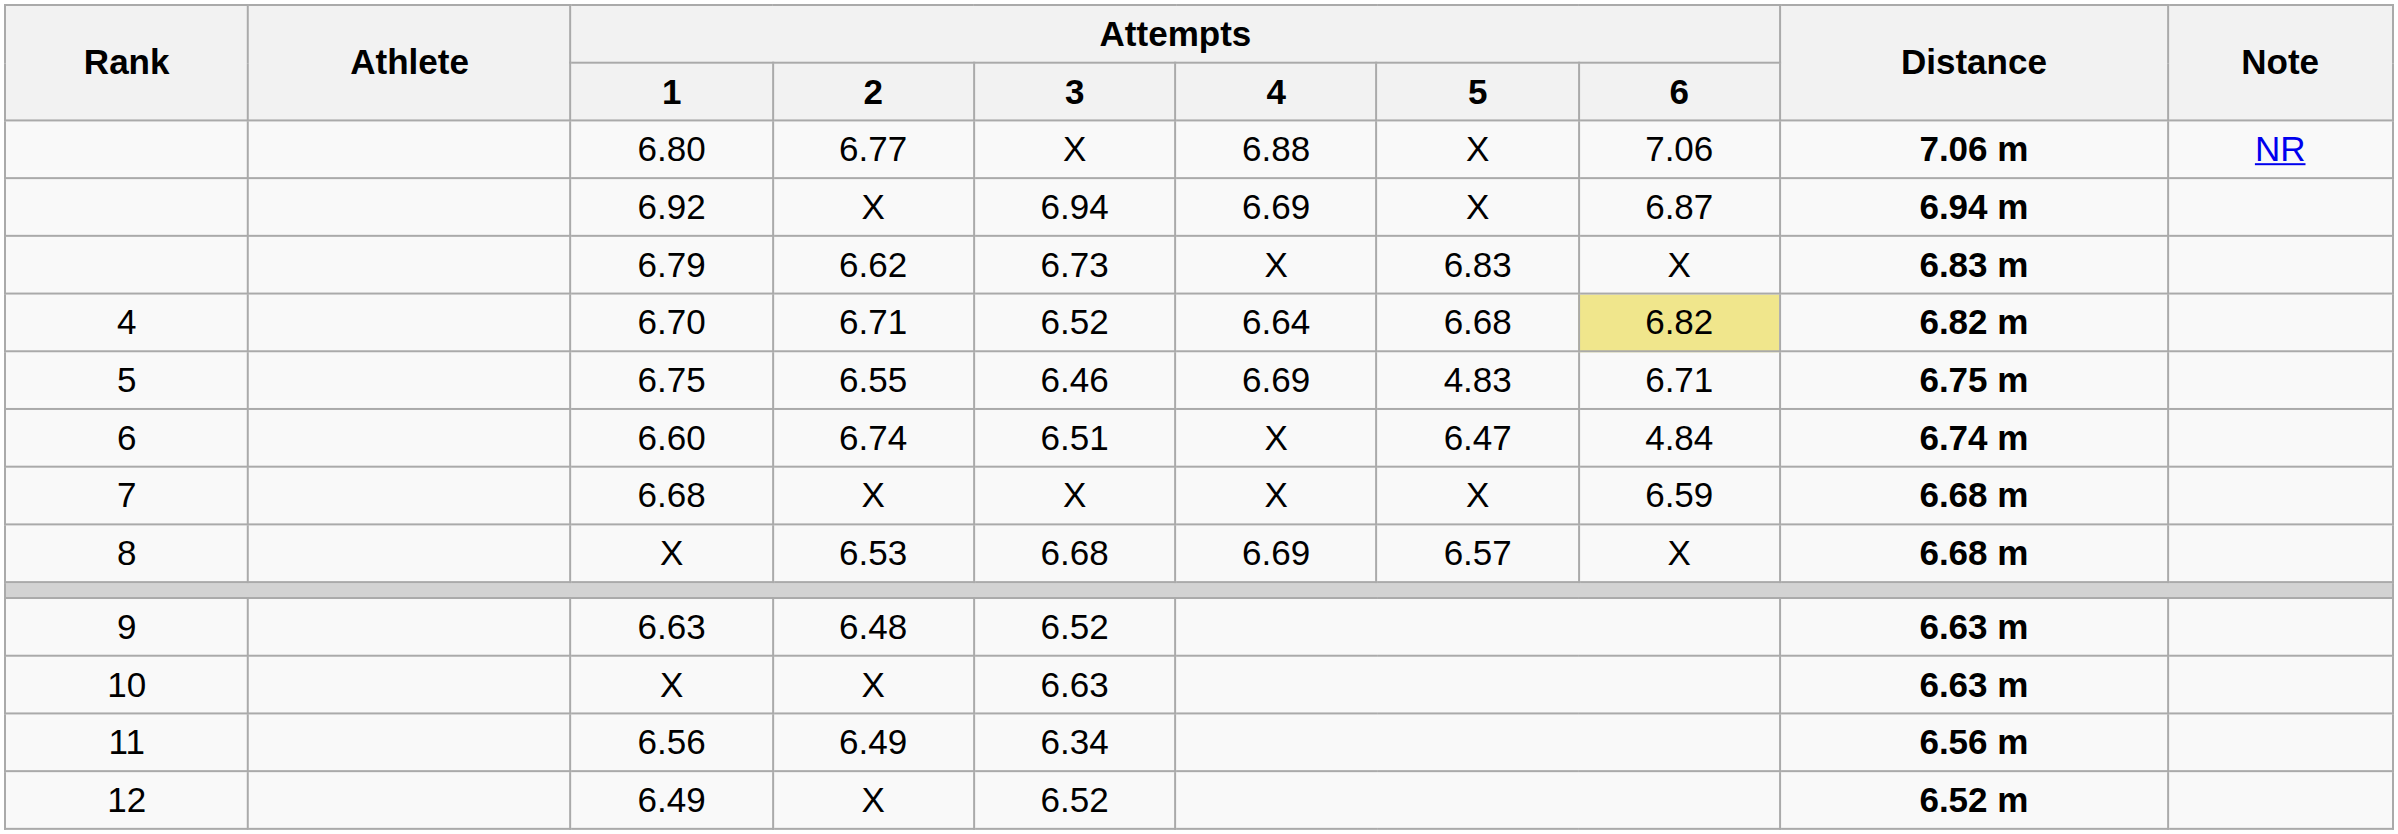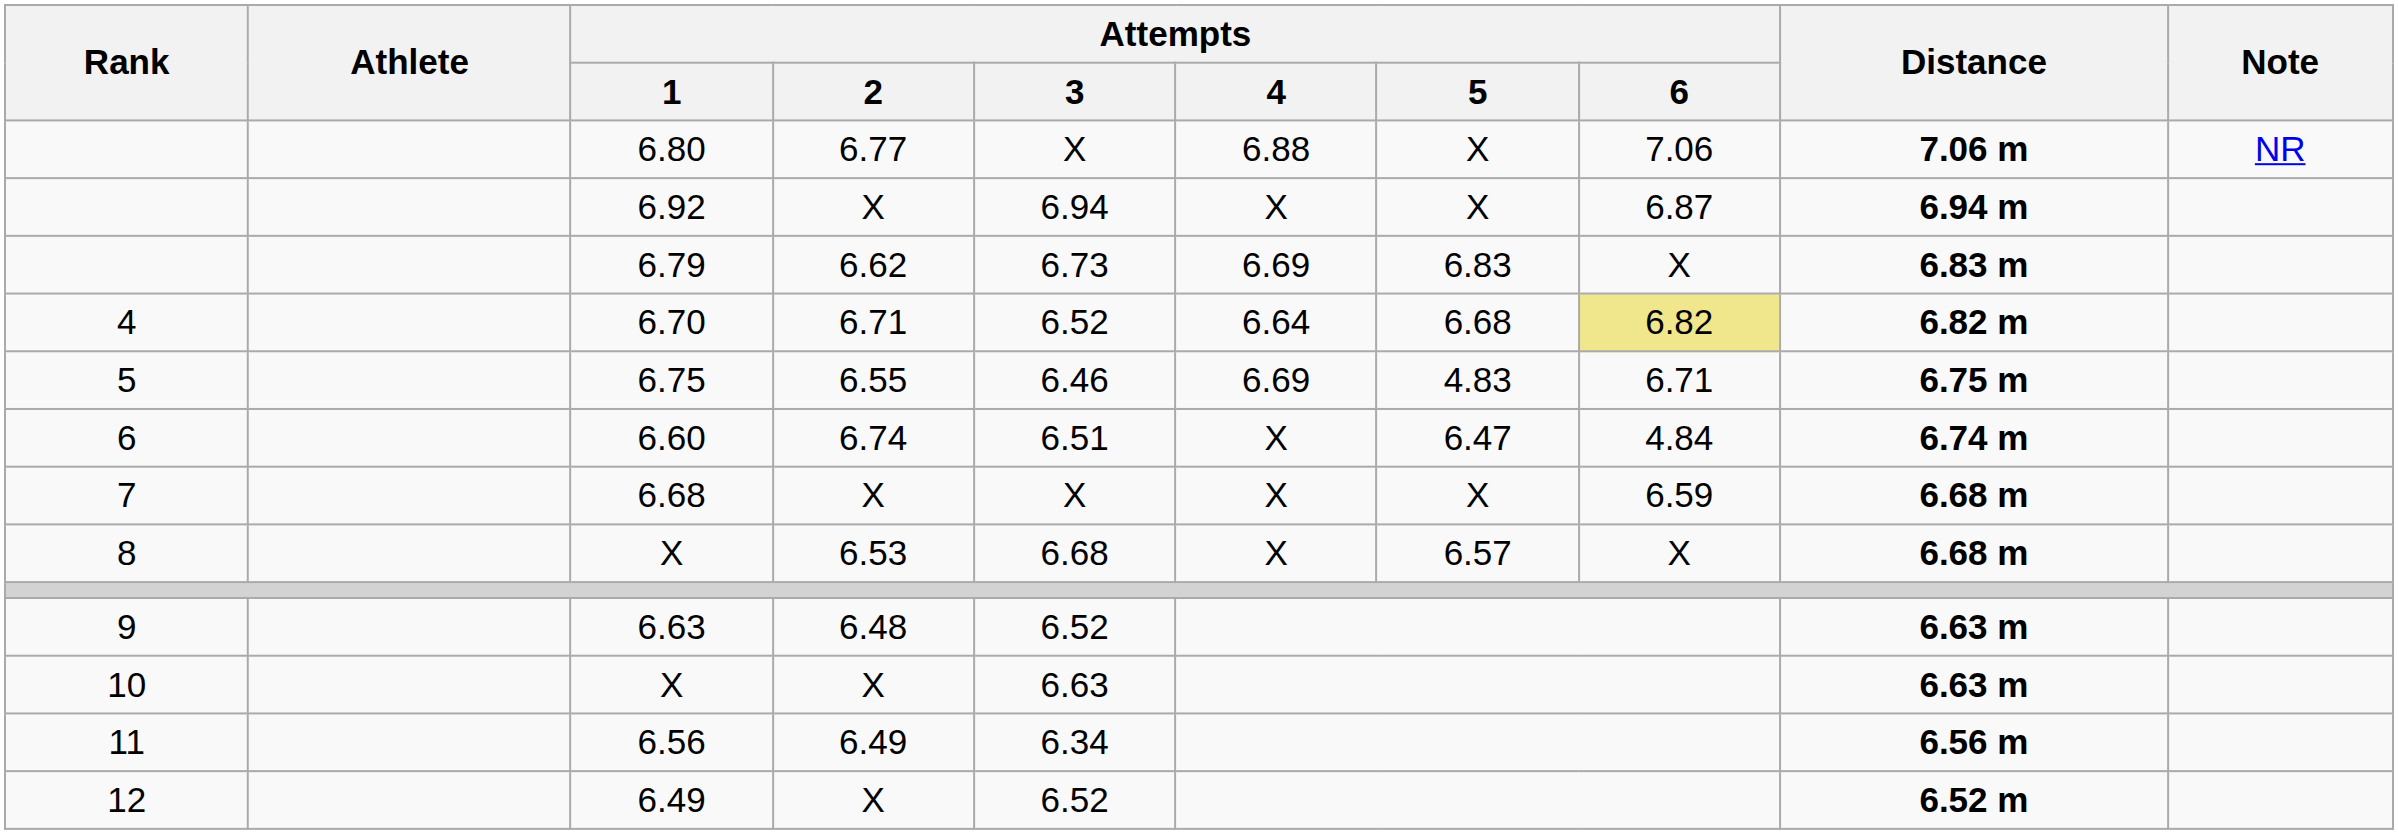(1276, 206) 6.69 -> (1276, 206) X
(1276, 264) X -> (1276, 264) 6.69
(1276, 552) 6.69 -> (1276, 552) X
